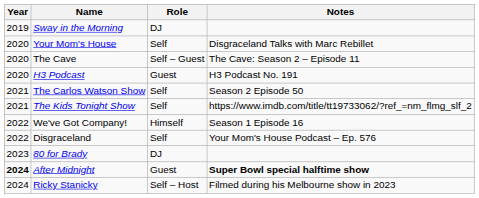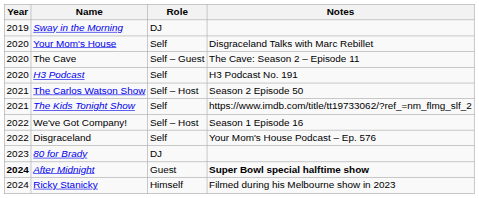(163, 75) Guest -> (158, 75) Self
(158, 91) Self -> (174, 91) Self – Host
(166, 122) Himself -> (174, 122) Self – Host
(174, 185) Self – Host -> (166, 185) Himself
